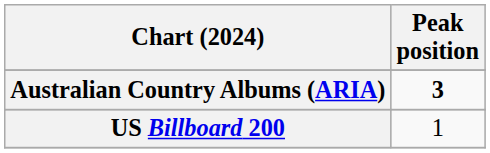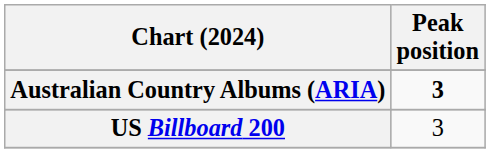(438, 128) 1 -> (438, 128) 3
